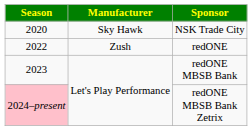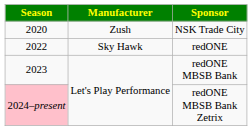(120, 30) Sky Hawk -> (120, 30) Zush
(120, 47) Zush -> (120, 47) Sky Hawk
